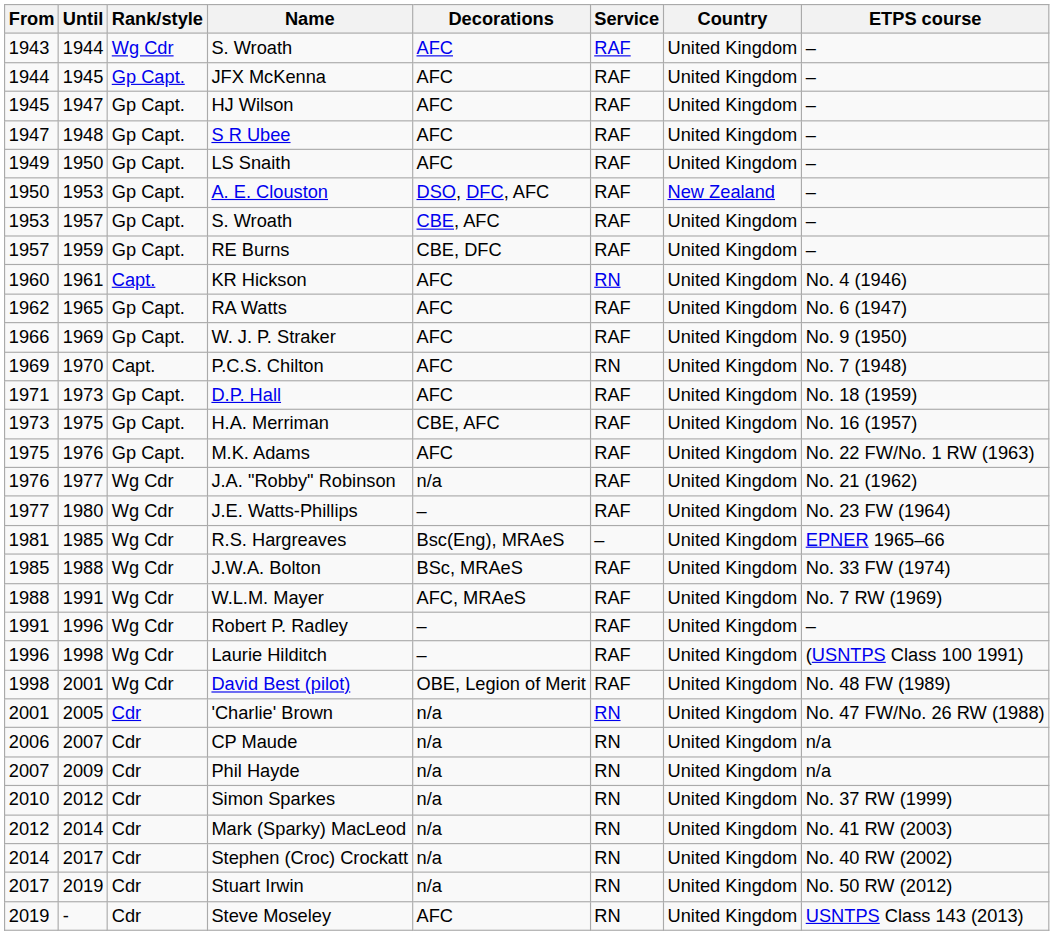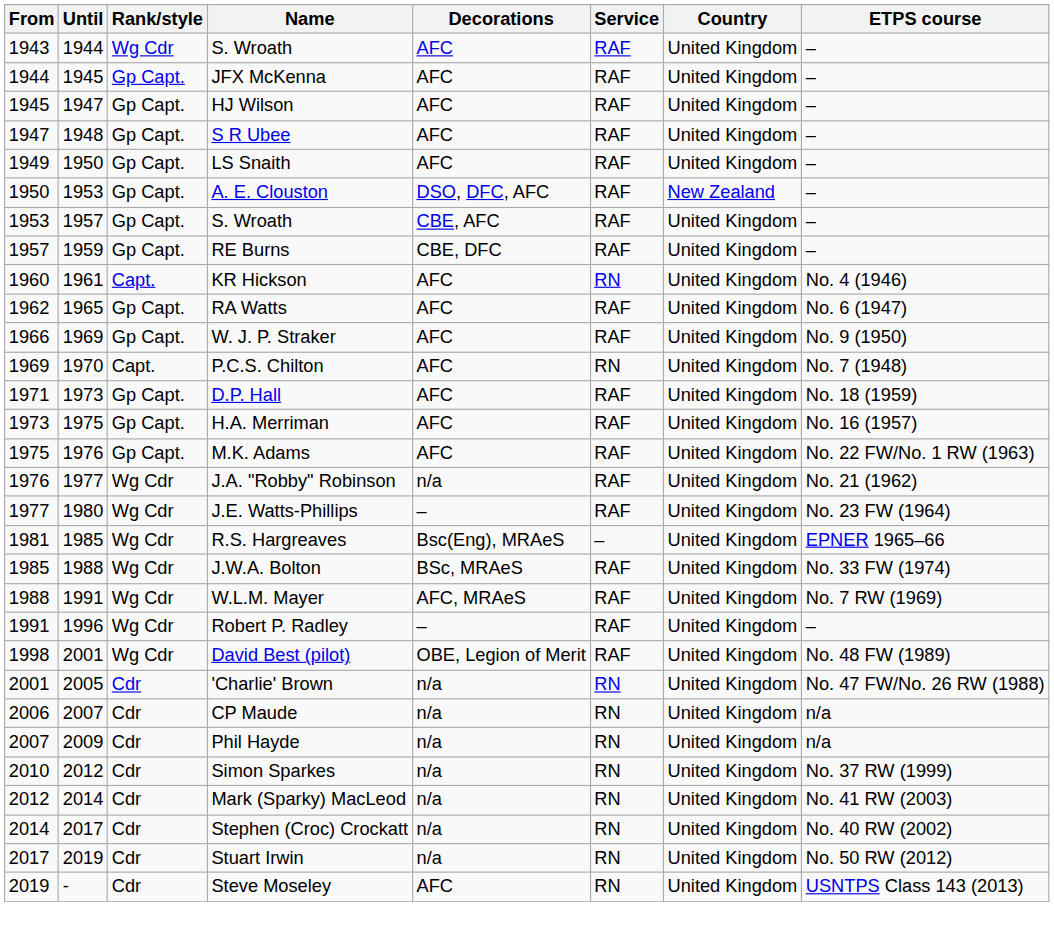(458, 423) CBE, AFC -> (435, 423) AFC
- row: (29, 655)
